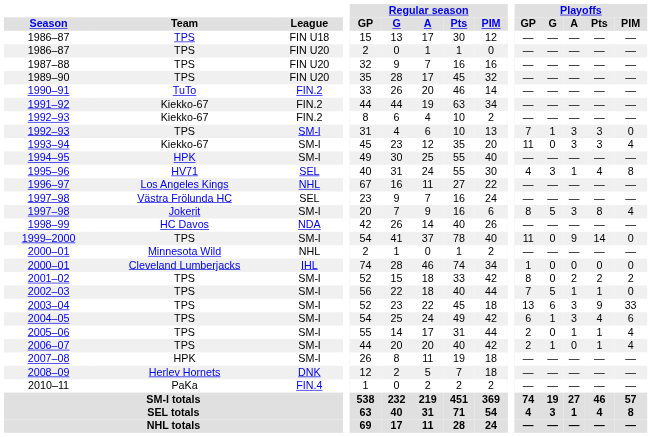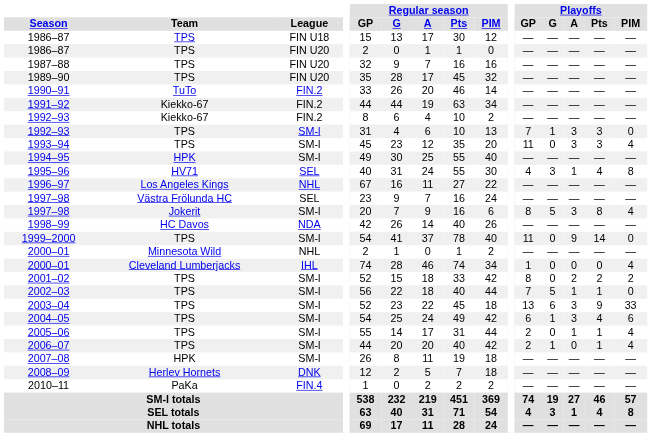(185, 144) Kiekko-67 -> (185, 144) TPS
(631, 265) 0 -> (631, 265) 4
